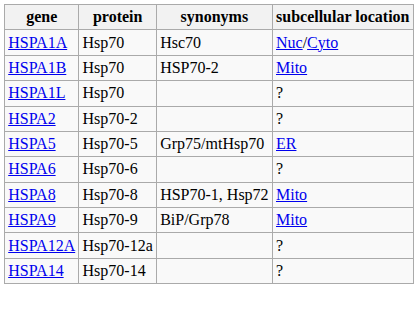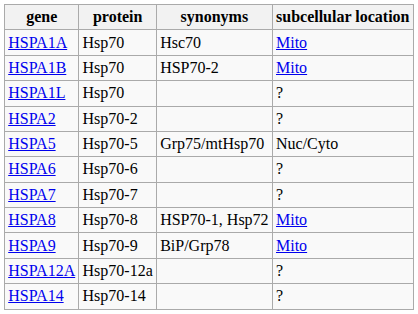(307, 42) Nuc/Cyto -> (292, 42) Mito
(286, 144) ER -> (307, 144) Nuc/Cyto
+ row: (32, 194)
